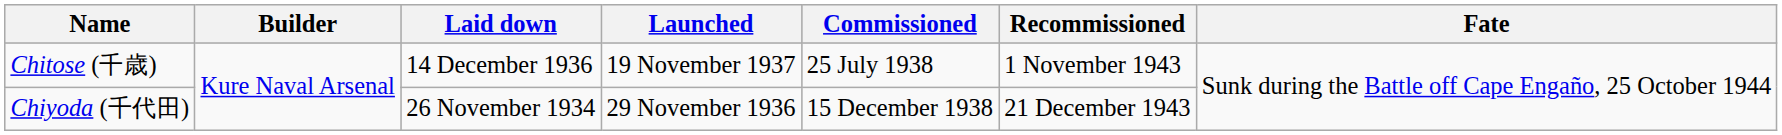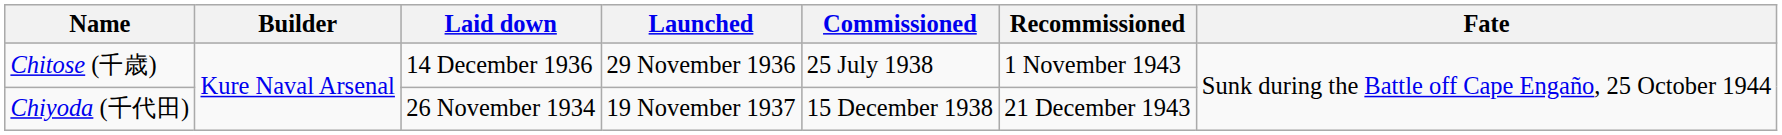(701, 65) 19 November 1937 -> (701, 65) 29 November 1936
(701, 108) 29 November 1936 -> (701, 108) 19 November 1937
